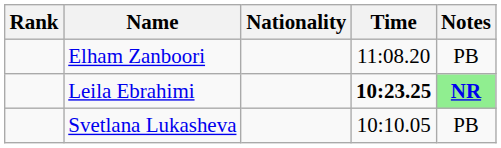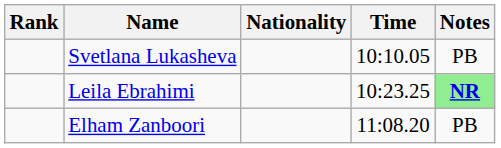rows swapped: (152, 125) <-> (137, 56)
(394, 91) bold -> (393, 91) normal
